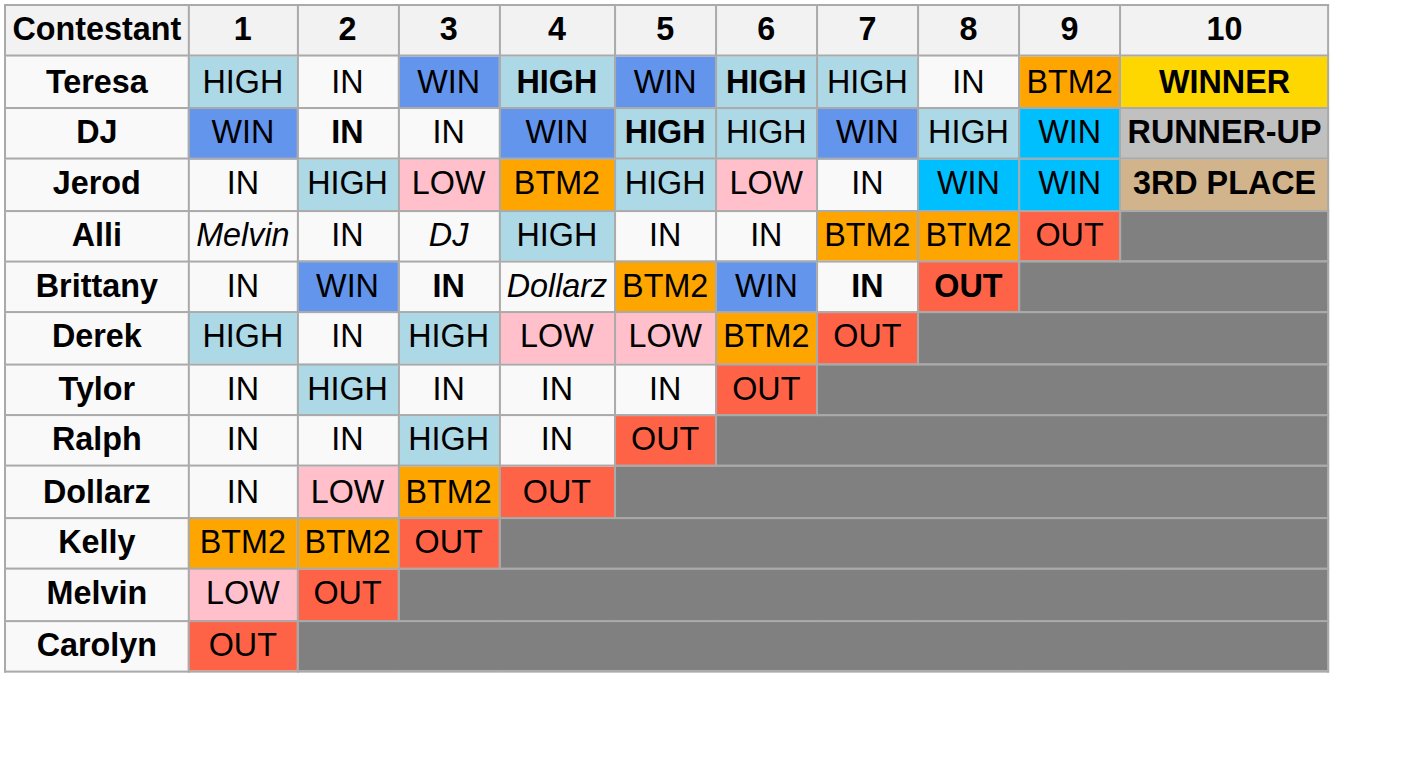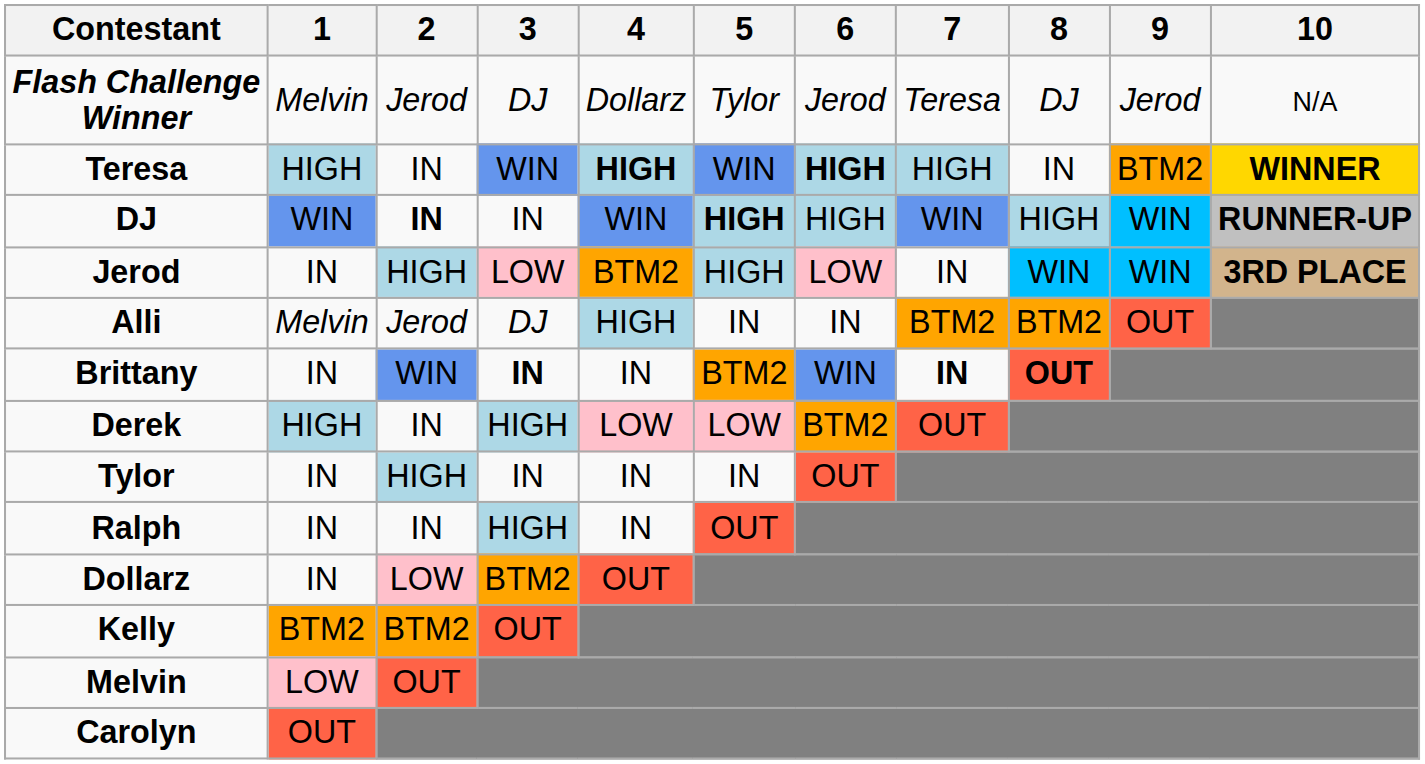+ row: (136, 99)
(348, 235) IN -> (427, 322) Jerod
(557, 286) Dollarz -> (636, 374) IN
